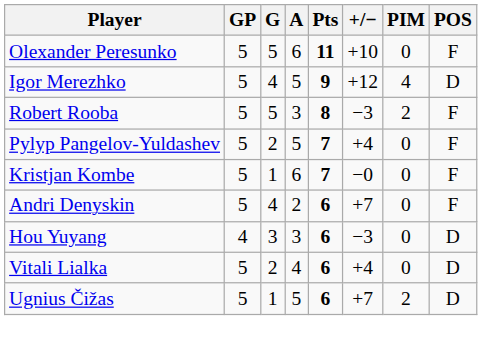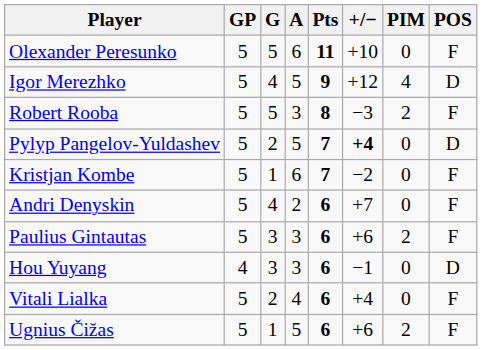(363, 143) normal -> (363, 143) bold
(453, 143) F -> (453, 143) D
(363, 174) −0 -> (363, 174) −2
+ row: (78, 236)
(363, 236) −3 -> (363, 267) −1
(453, 267) D -> (453, 298) F
(363, 298) +7 -> (363, 329) +6
(453, 298) D -> (453, 329) F
